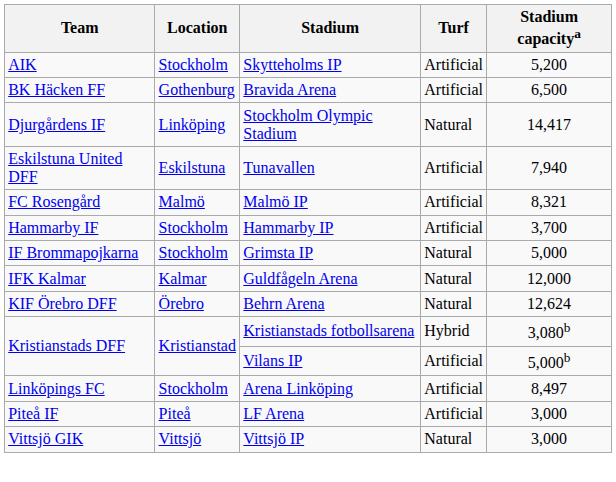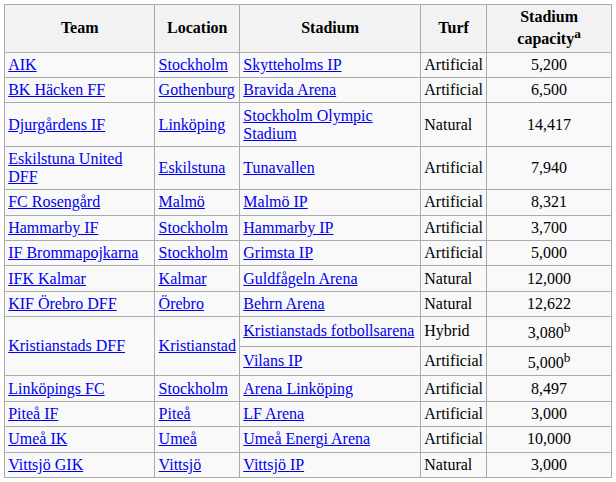(448, 253) Natural -> (454, 253) Artificial
(549, 303) 12,624 -> (549, 303) 12,622
+ row: (307, 439)
